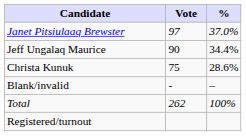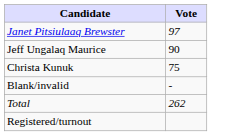- column: (224, 13)
